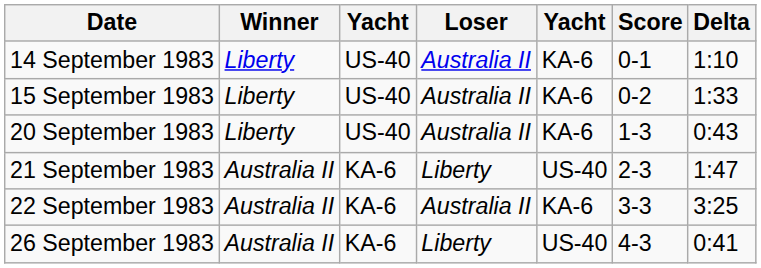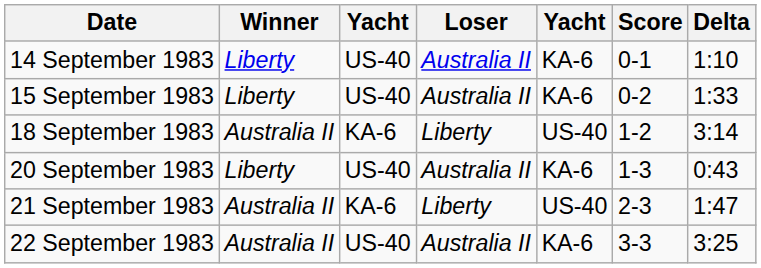+ row: (112, 133)
(371, 206) KA-6 -> (378, 243) US-40
- row: (112, 243)
